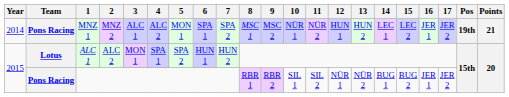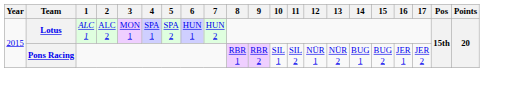- row: (88, 30)
